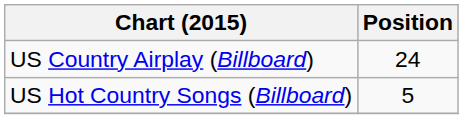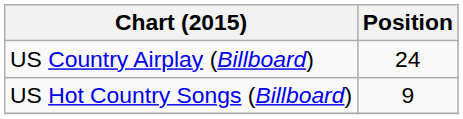(408, 95) 5 -> (408, 95) 9
